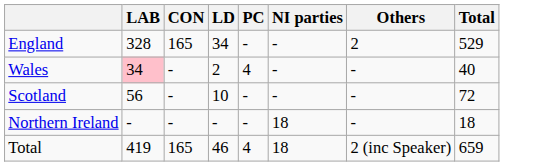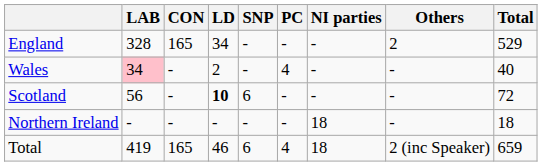+ column: (258, 17)
(220, 95) normal -> (220, 95) bold
